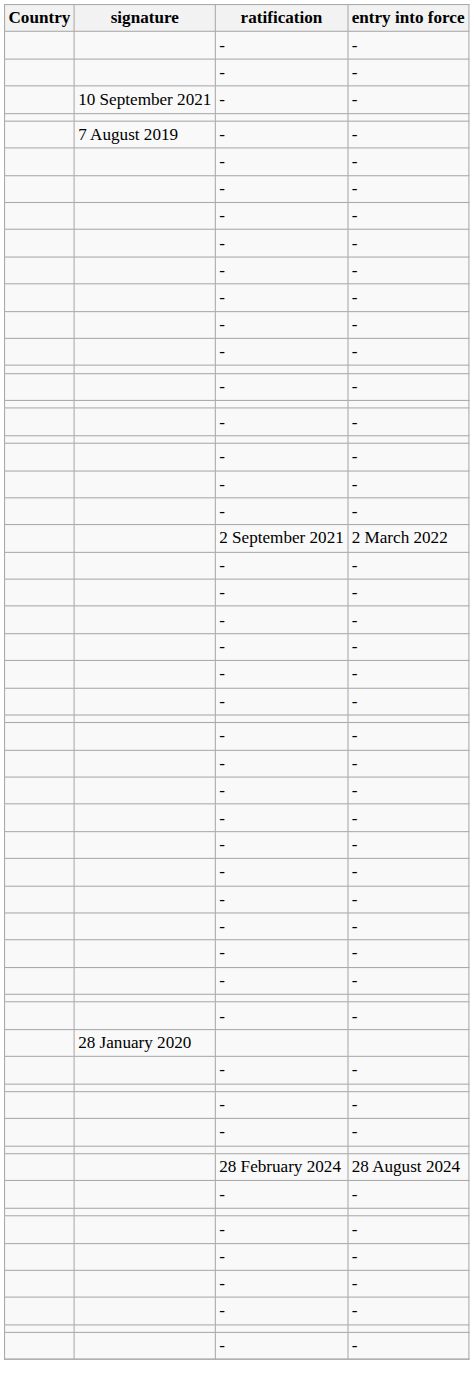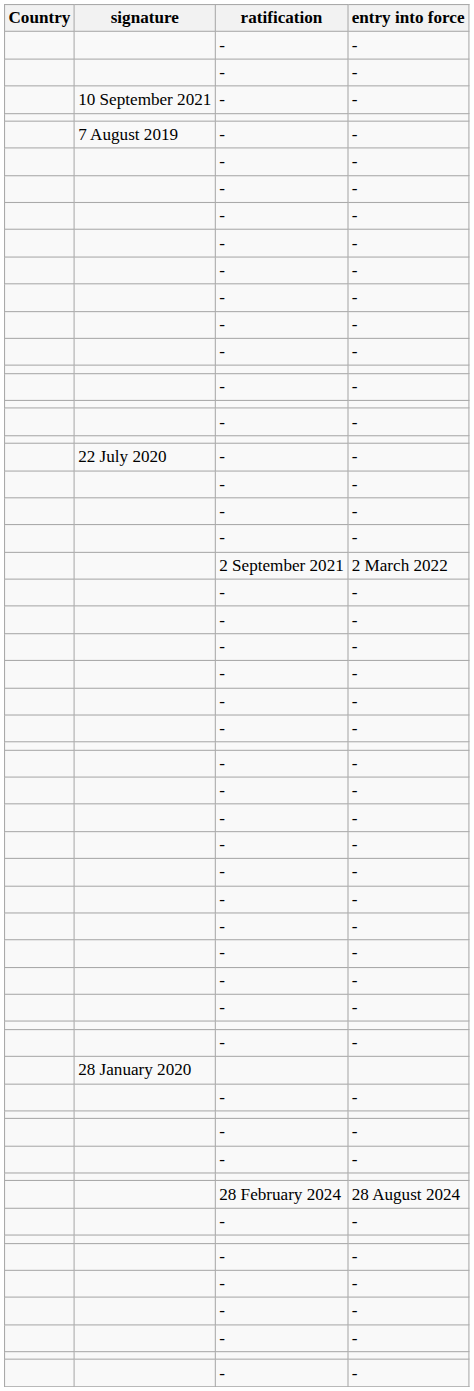+ row: (122, 456)
